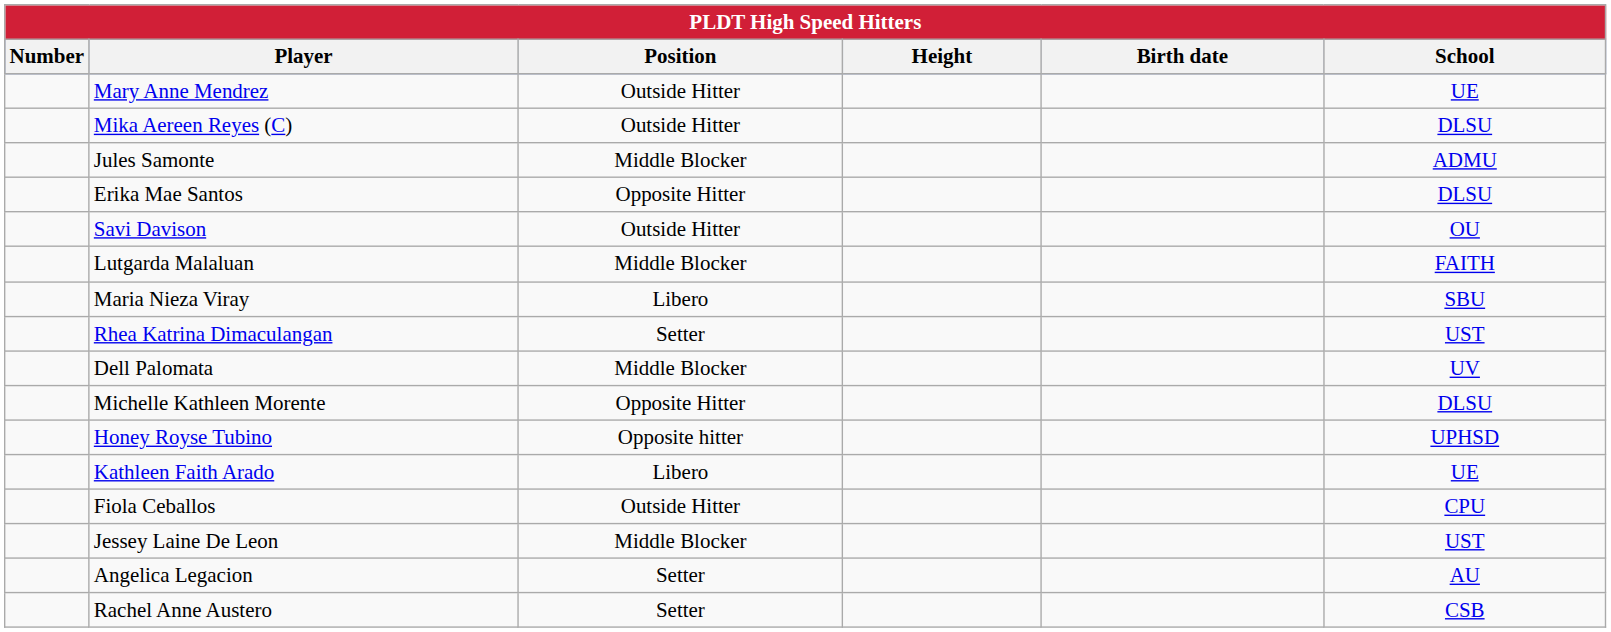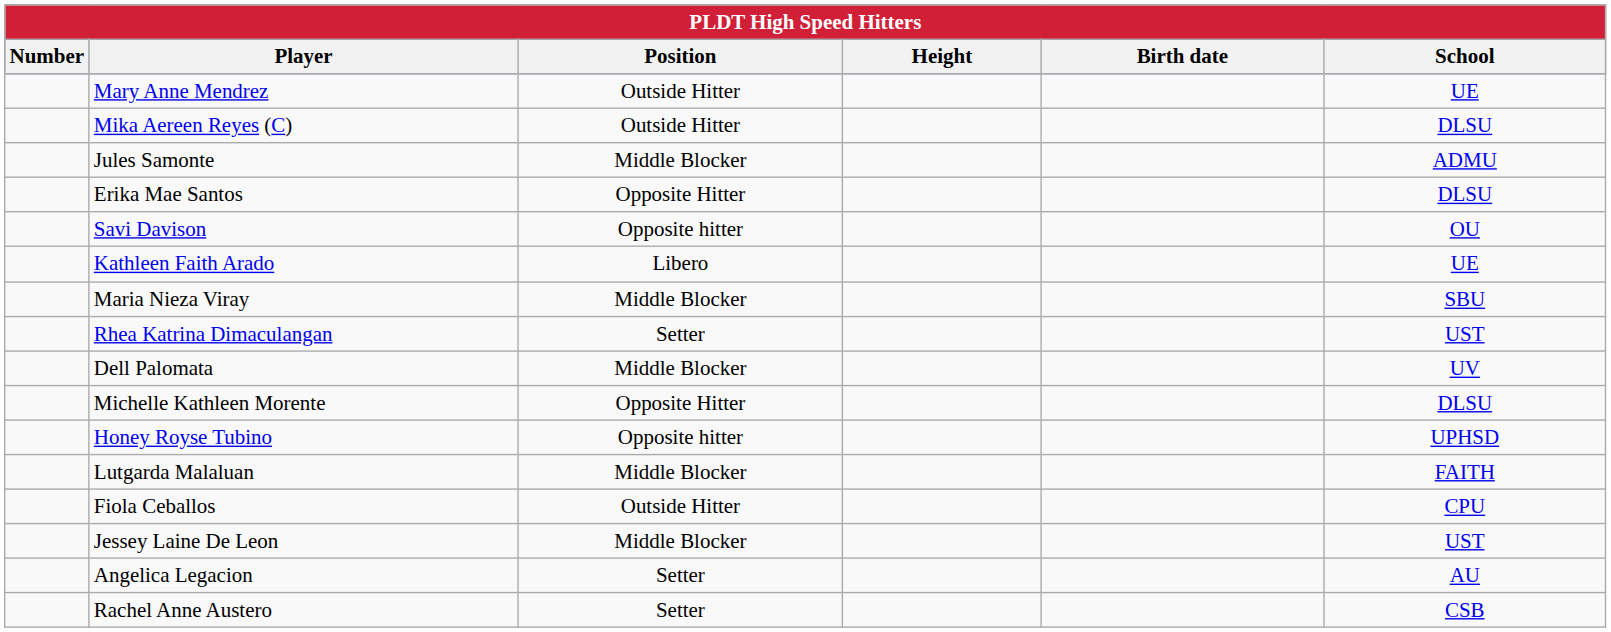(680, 229) Outside Hitter -> (680, 229) Opposite hitter
rows swapped: (184, 471) <-> (174, 264)
(680, 298) Libero -> (680, 298) Middle Blocker
